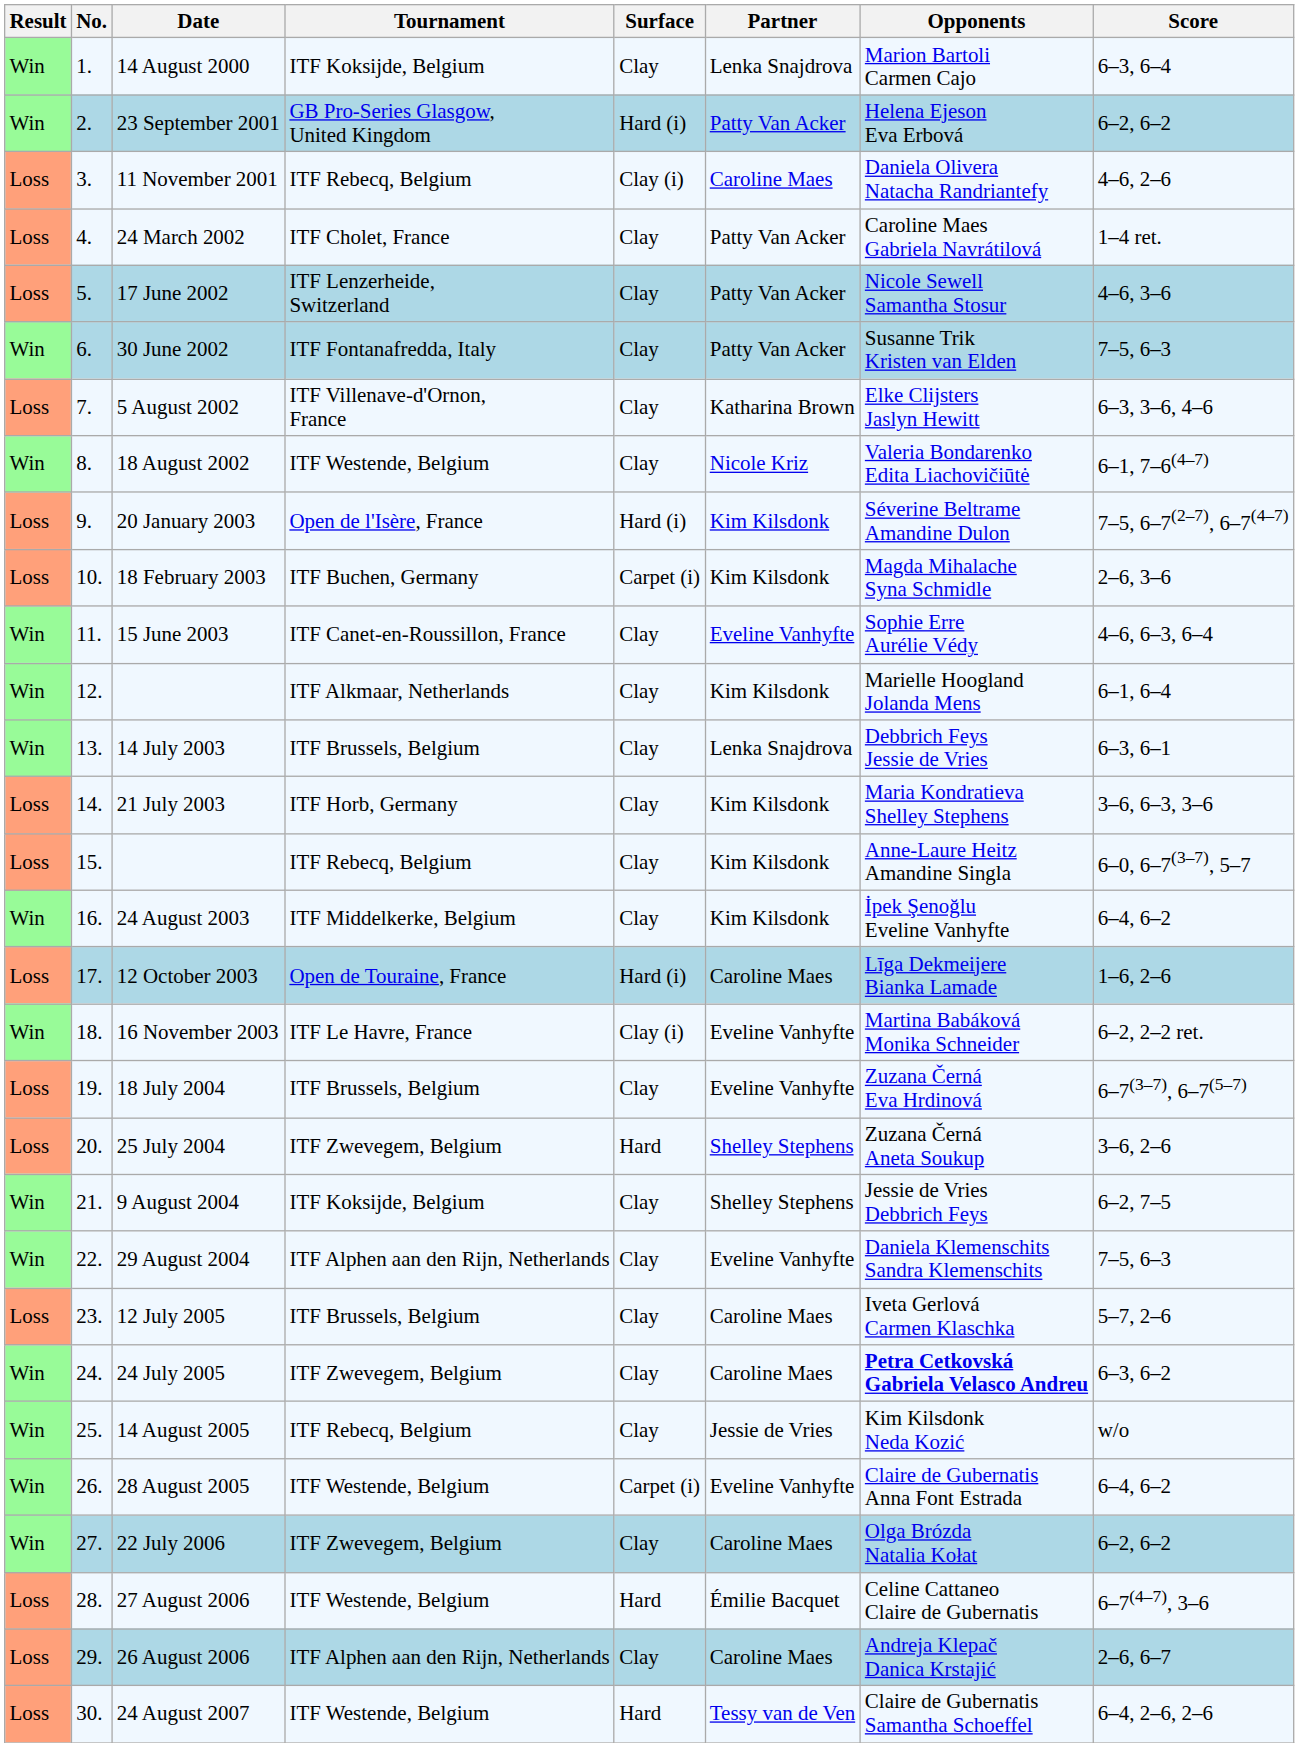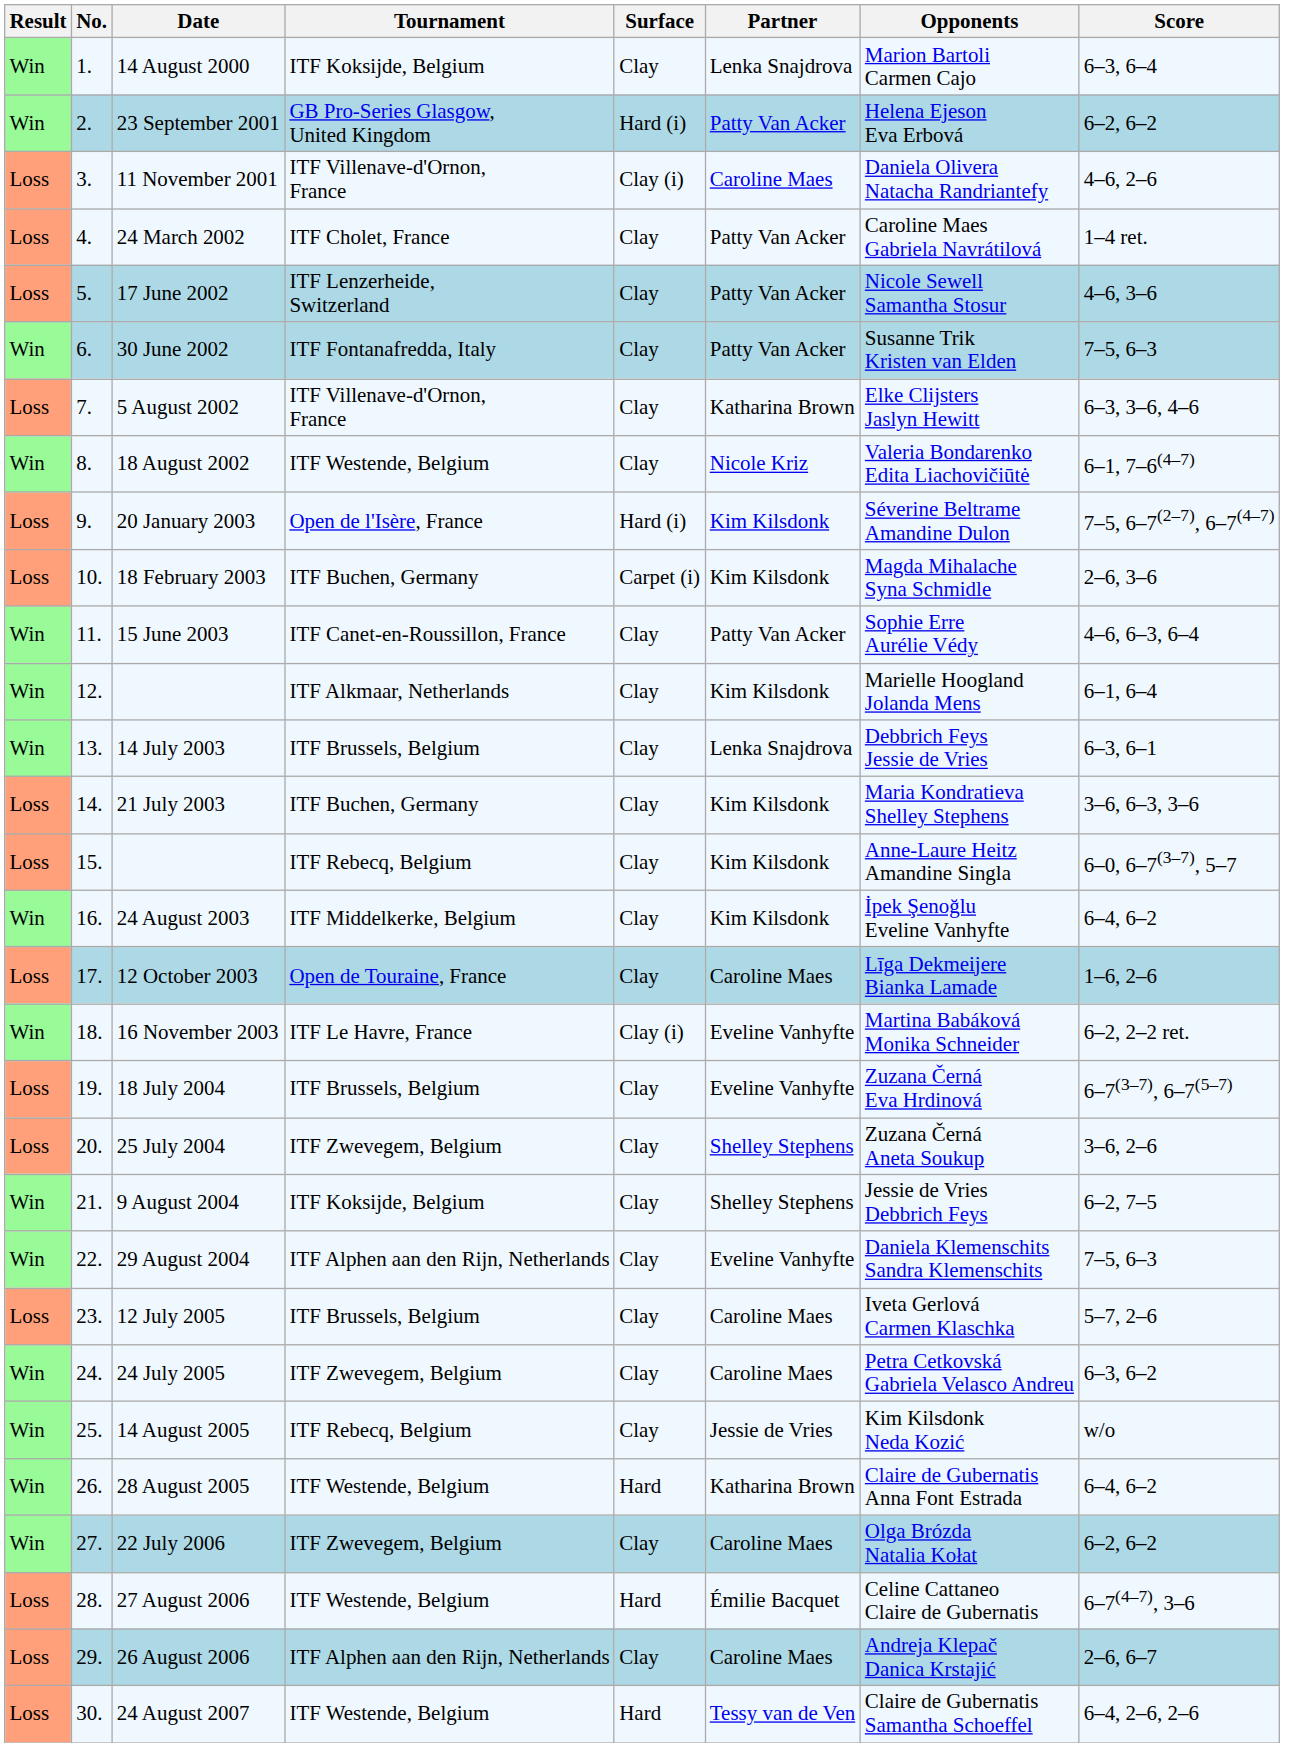(381, 179) ITF Rebecq, Belgium -> (388, 179) ITF Villenave-d'Ornon, France
(782, 634) Eveline Vanhyfte -> (778, 634) Patty Van Acker
(374, 804) ITF Horb, Germany -> (384, 804) ITF Buchen, Germany
(653, 975) Hard (i) -> (639, 975) Clay
(640, 1145) Hard -> (639, 1145) Clay
(976, 1373) bold -> (969, 1373) normal
(660, 1486) Carpet (i) -> (640, 1486) Hard
(782, 1486) Eveline Vanhyfte -> (782, 1486) Katharina Brown
